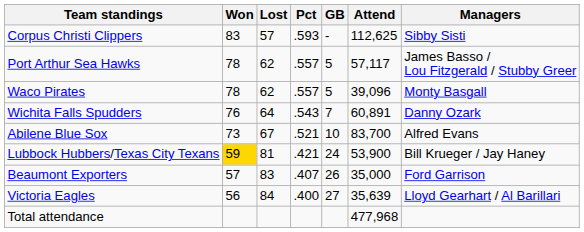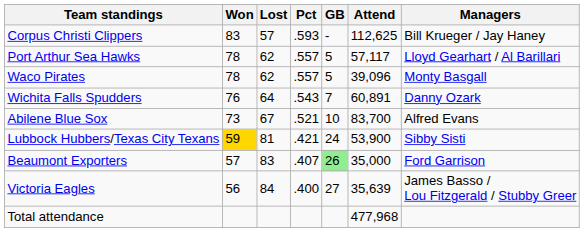(435, 35) Sibby Sisti -> (475, 35) Bill Krueger / Jay Haney
(490, 63) James Basso / Lou Fitzgerald / Stubby Greer -> (482, 56) Lloyd Gearhart / Al Barillari
(475, 154) Bill Krueger / Jay Haney -> (435, 139) Sibby Sisti
(332, 175) no background -> (332, 160) lightgreen background
(482, 196) Lloyd Gearhart / Al Barillari -> (490, 188) James Basso / Lou Fitzgerald / Stubby Greer
